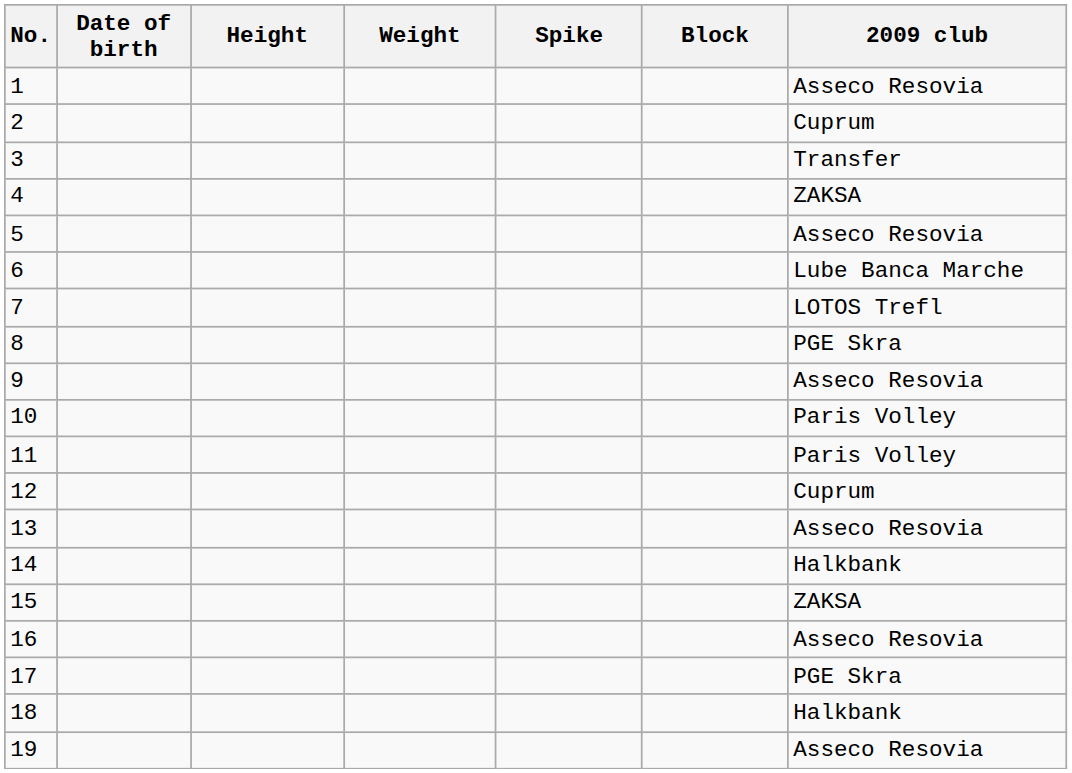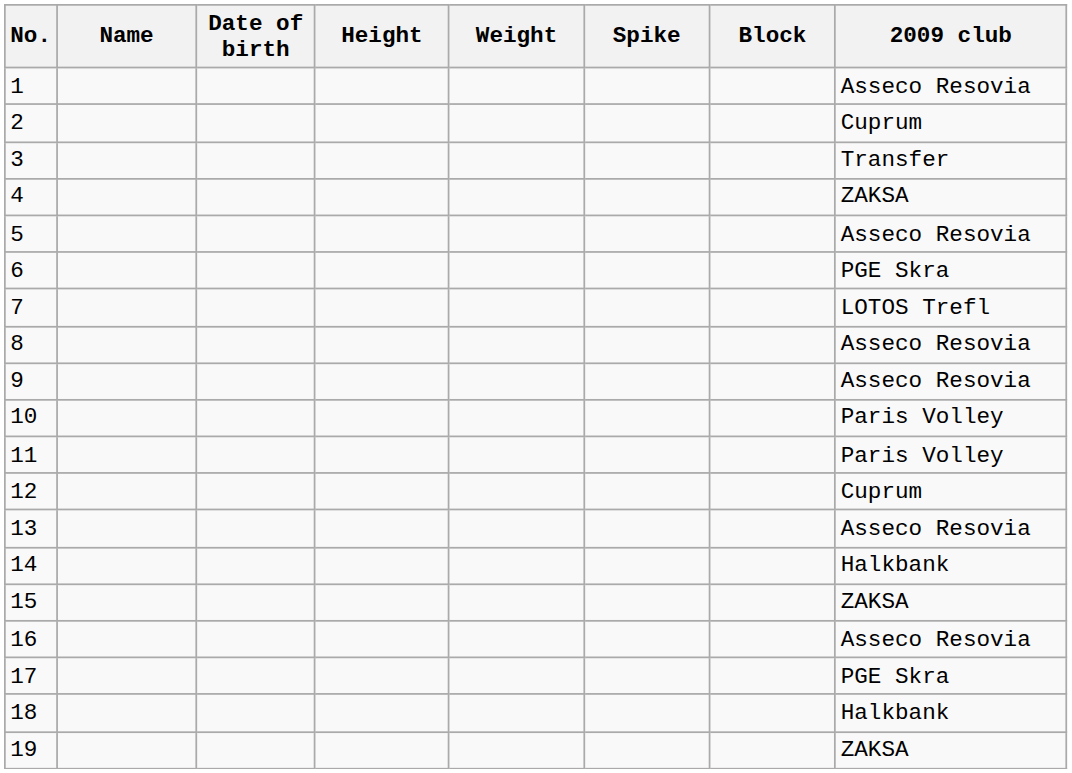+ column: (127, 36)
(909, 271) Lube Banca Marche -> (895, 271) PGE Skra
(848, 344) PGE Skra -> (936, 344) Asseco Resovia
(888, 750) Asseco Resovia -> (875, 750) ZAKSA
